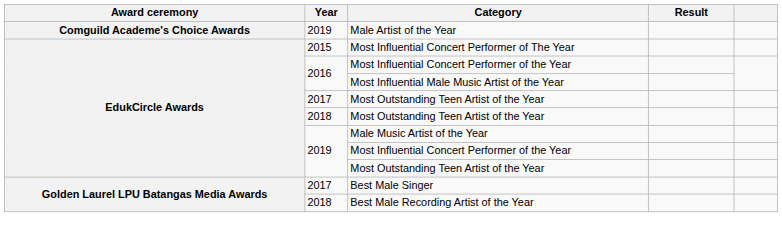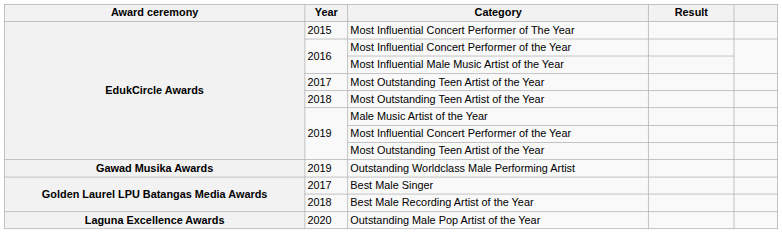- row: (320, 30)
+ row: (320, 168)
+ row: (320, 220)
